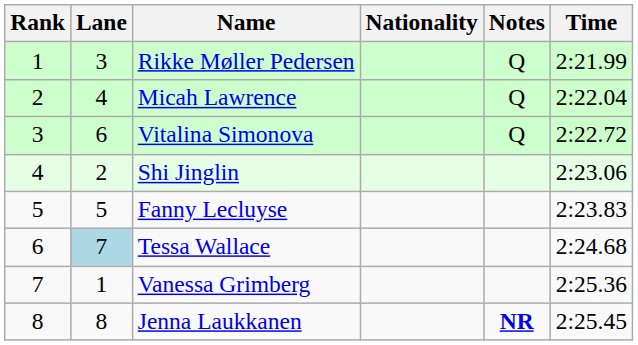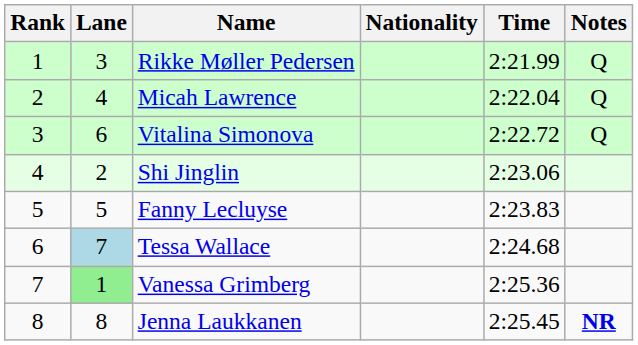columns swapped: (591, 23) <-> (517, 23)
(101, 284) no background -> (101, 284) lightgreen background
